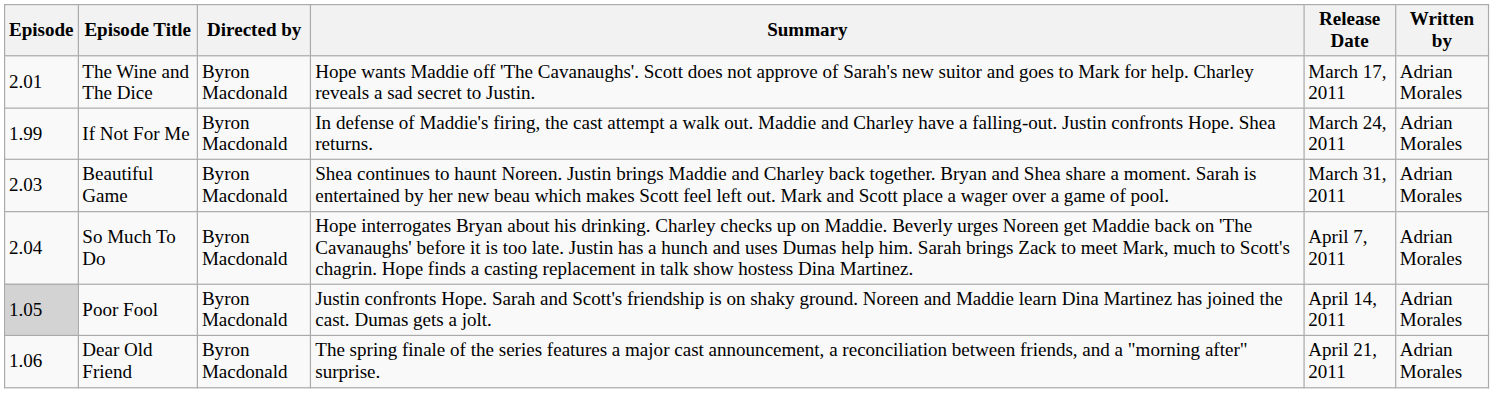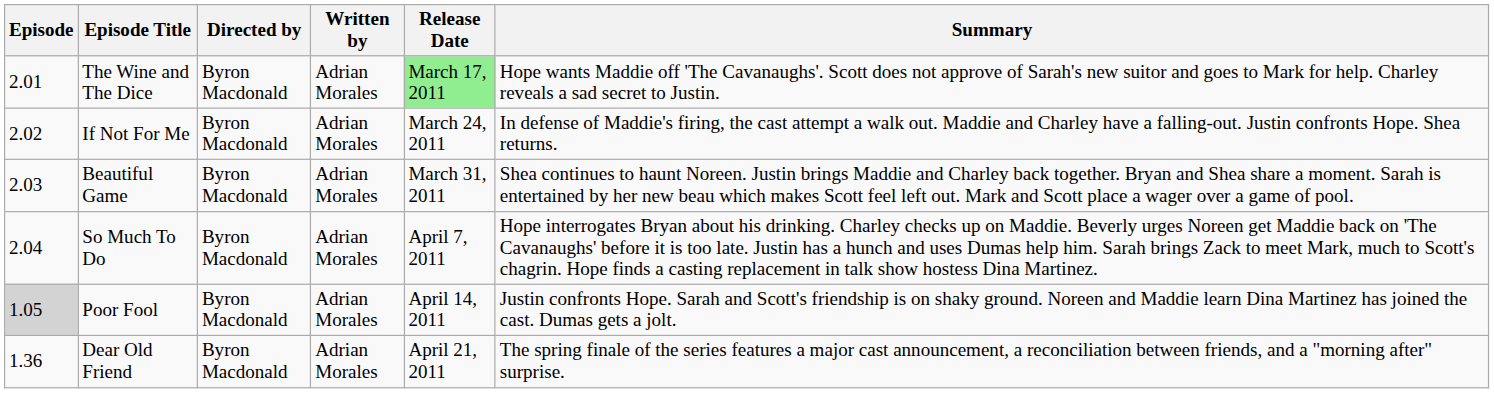columns swapped: (1442, 30) <-> (807, 30)
(1347, 81) no background -> (448, 81) lightgreen background
(26, 133) 1.99 -> (26, 133) 2.02
(26, 361) 1.06 -> (26, 361) 1.36
